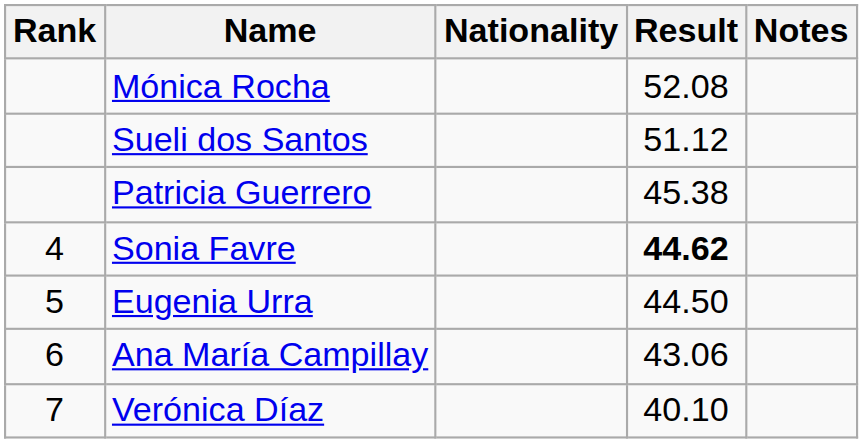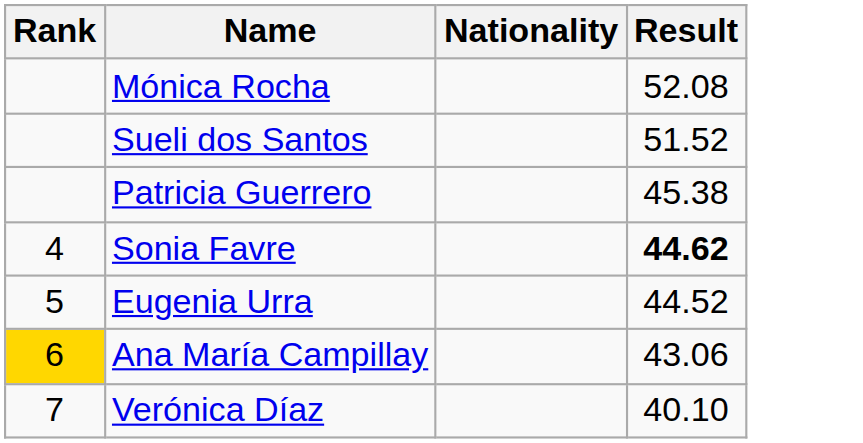- column: (801, 31)
(686, 139) 51.12 -> (686, 139) 51.52
(686, 301) 44.50 -> (686, 301) 44.52
(55, 355) no background -> (55, 355) gold background
